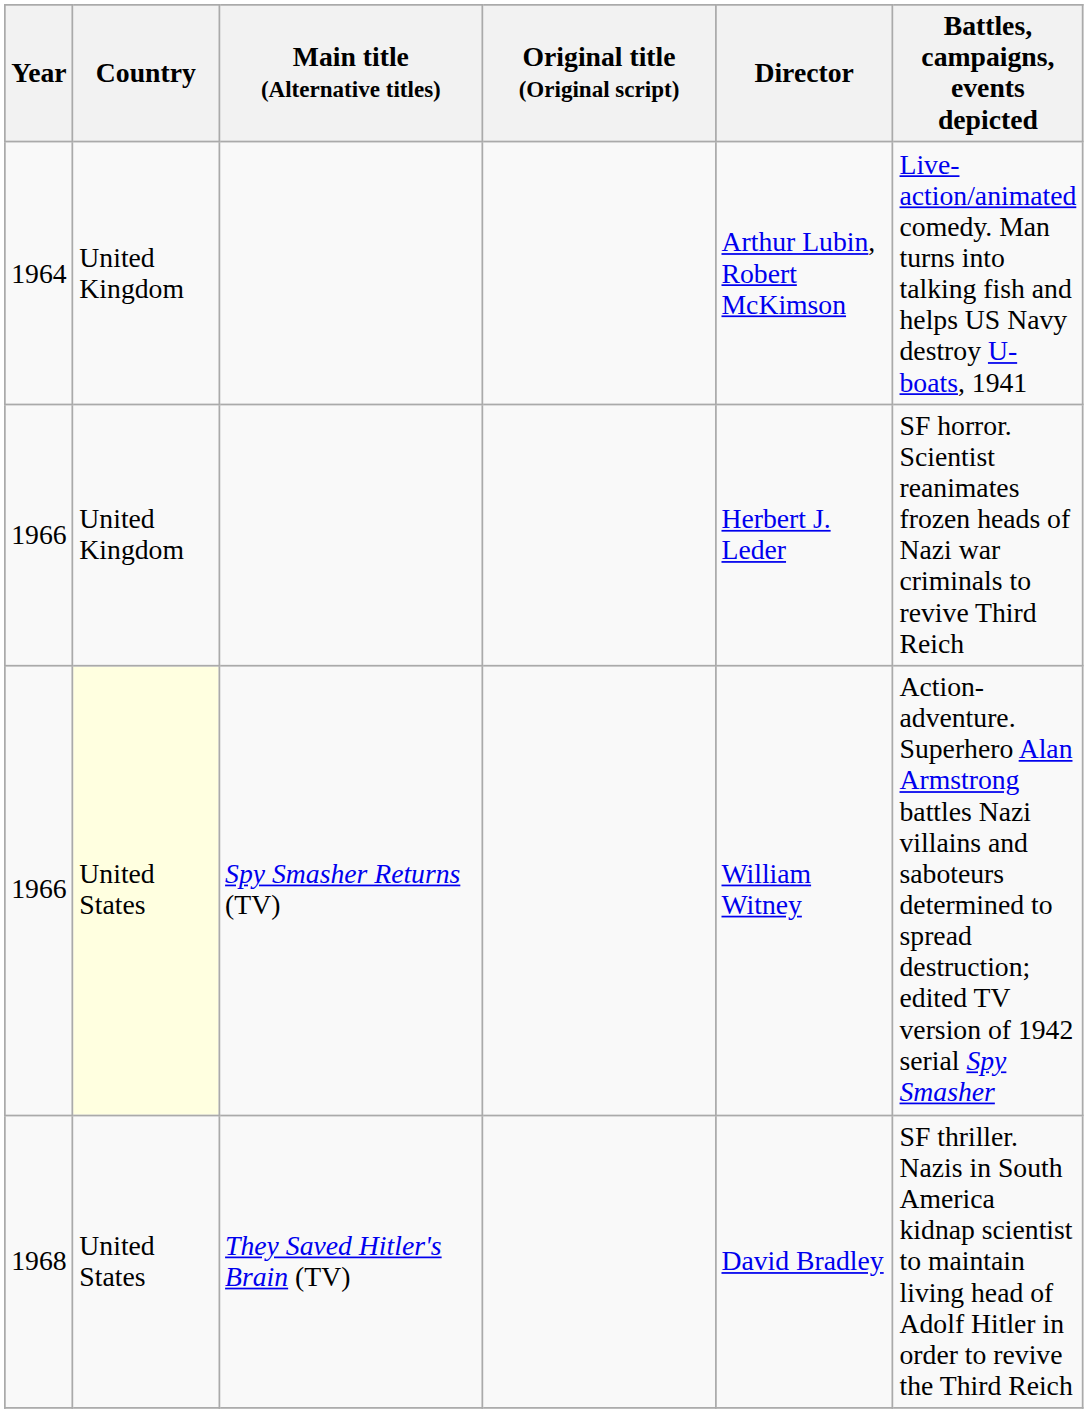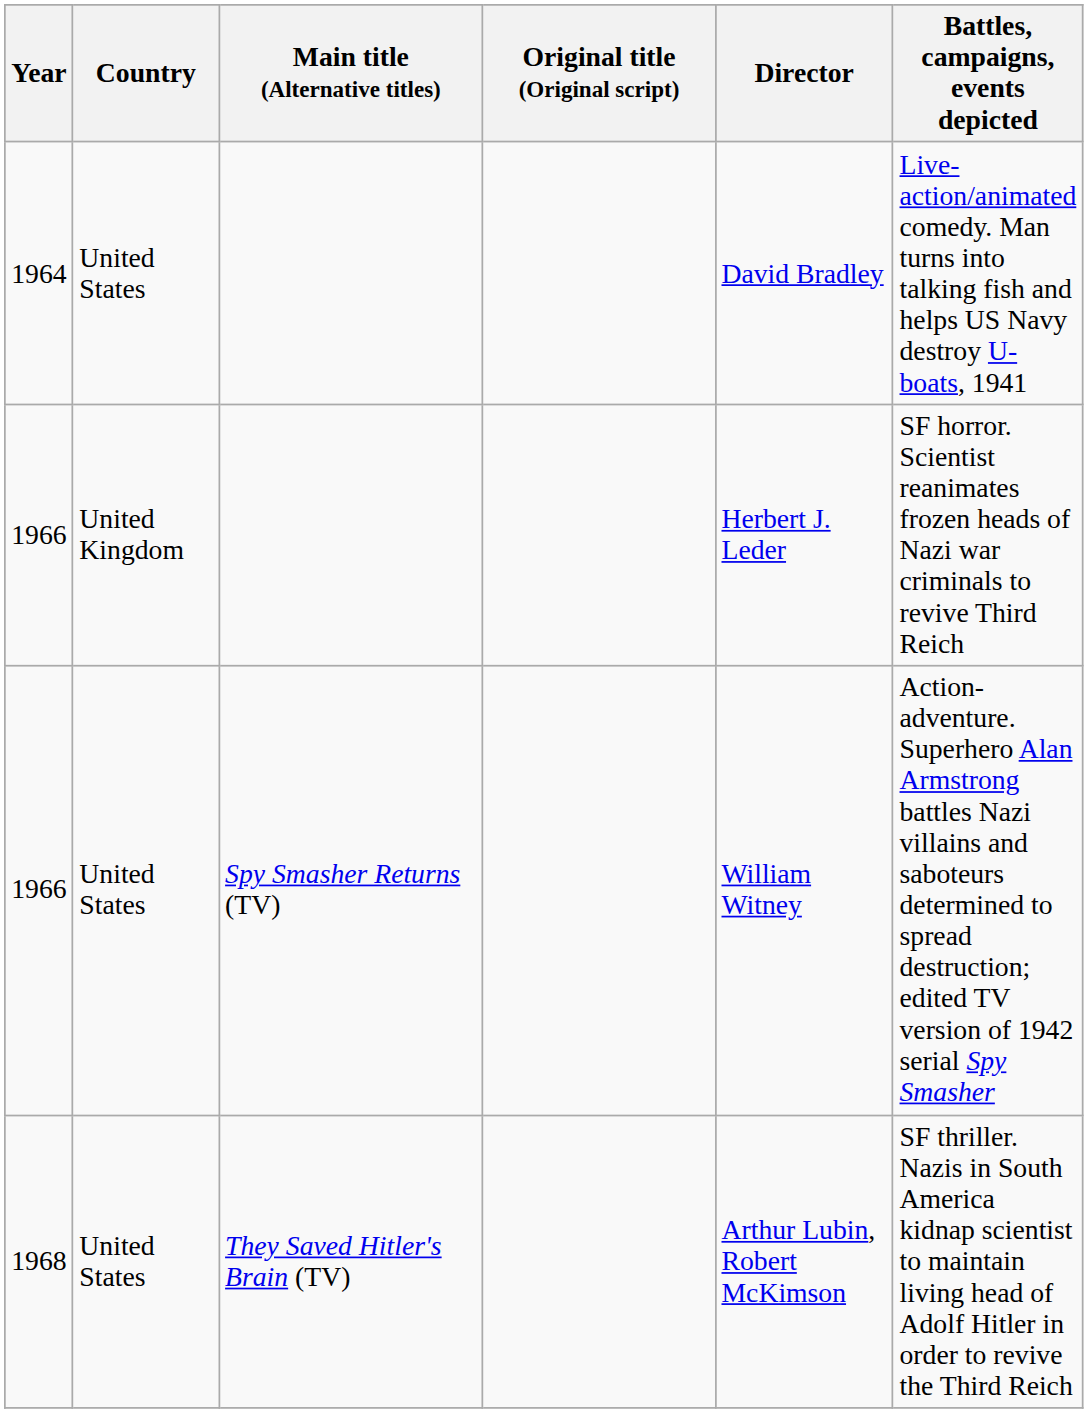(132, 272) United Kingdom -> (117, 272) United States
(798, 272) Arthur Lubin, Robert McKimson -> (803, 272) David Bradley
(117, 889) lightyellow background -> (117, 889) no background
(803, 1260) David Bradley -> (798, 1260) Arthur Lubin, Robert McKimson
